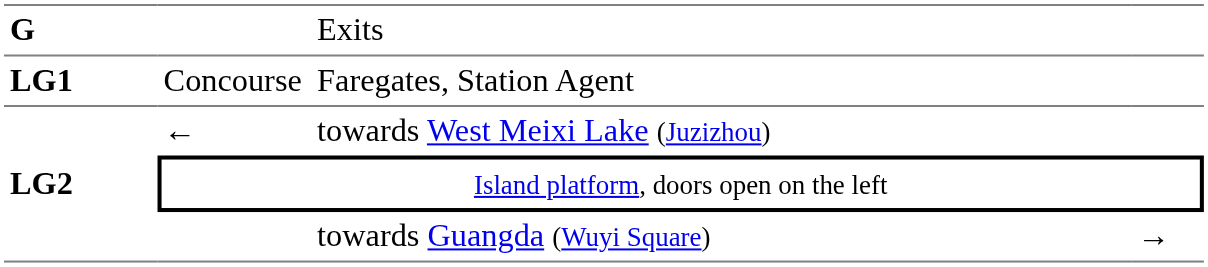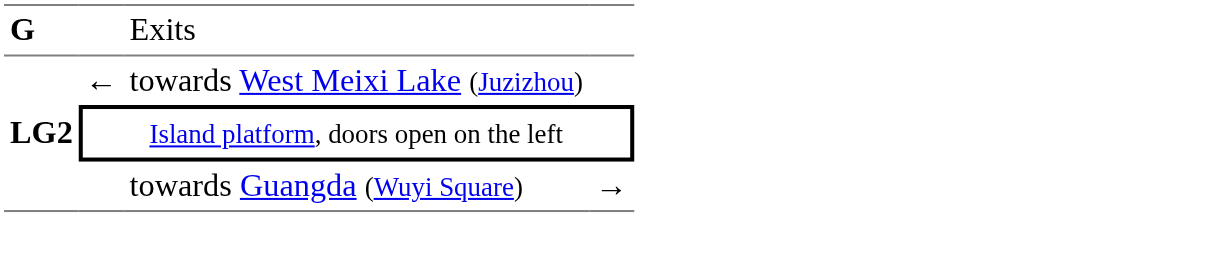- row: (233, 80)
